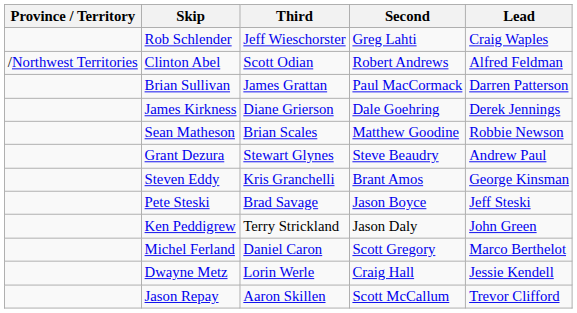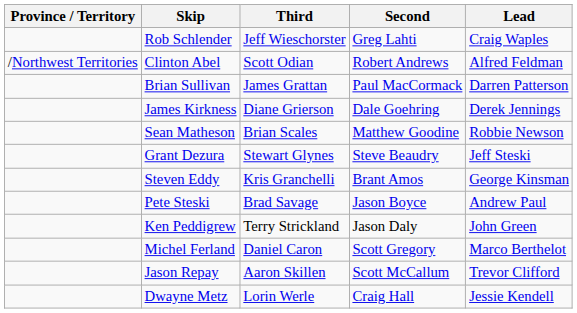(508, 156) Andrew Paul -> (500, 156) Jeff Steski
(500, 202) Jeff Steski -> (508, 202) Andrew Paul
rows swapped: (182, 296) <-> (186, 272)
